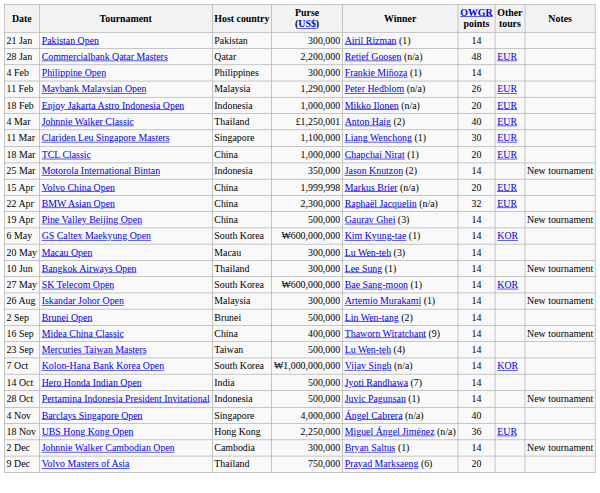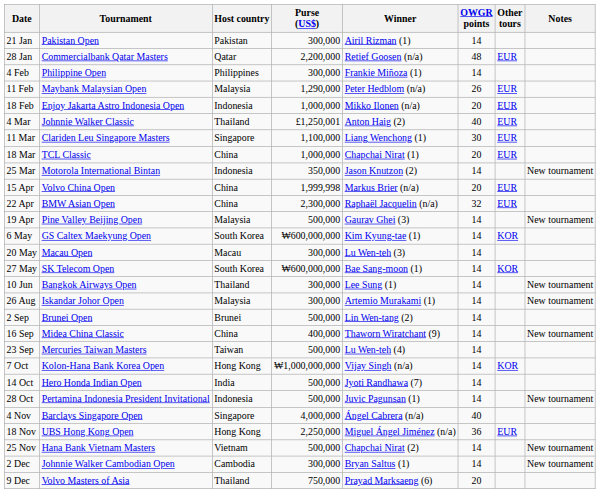(226, 220) China -> (232, 220) Malaysia
rows swapped: (22, 285) <-> (20, 268)
(239, 366) South Korea -> (237, 366) Hong Kong
+ row: (21, 448)
